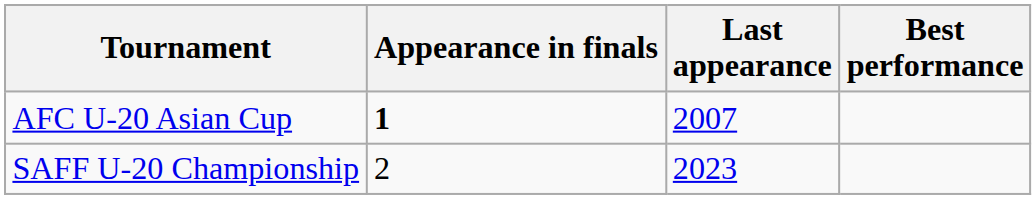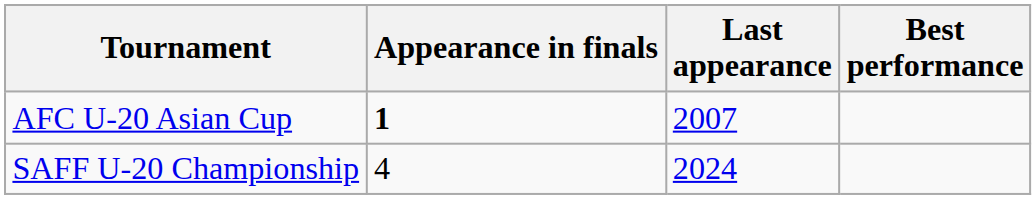(382, 168) 2 -> (382, 168) 4
(705, 168) 2023 -> (705, 168) 2024
